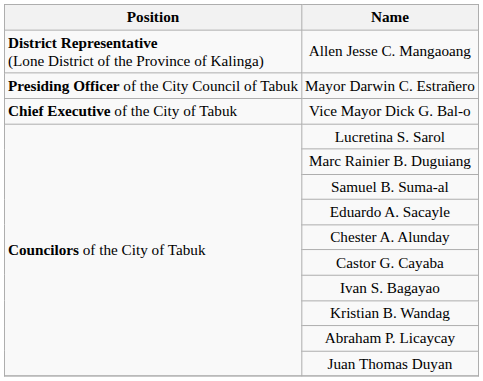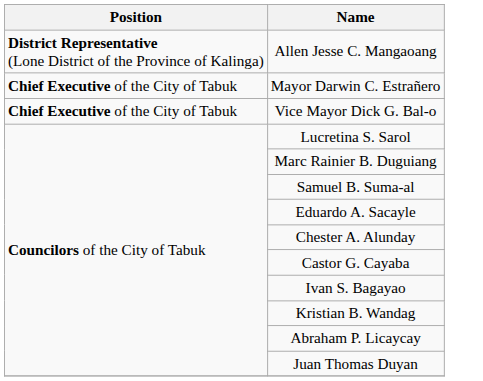(153, 86) Presiding Officer of the City Council of Tabuk -> (123, 86) Chief Executive of the City of Tabuk
